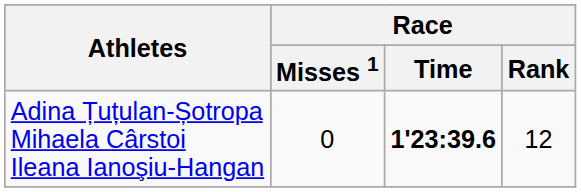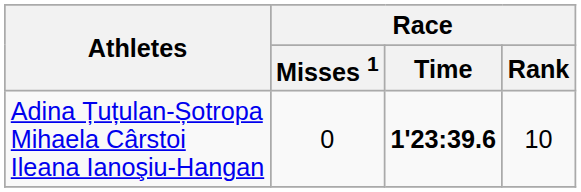(539, 139) 12 -> (539, 139) 10
